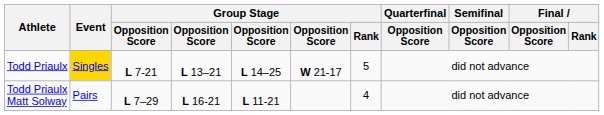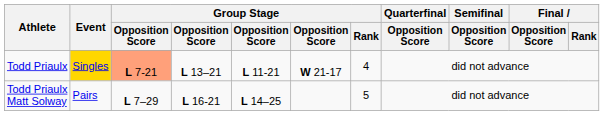(141, 72) no background -> (141, 72) lightsalmon background
(261, 72) L 14–25 -> (261, 72) L 11-21
(366, 66) 5 -> (366, 66) 4
(261, 102) L 11-21 -> (261, 102) L 14–25
(366, 96) 4 -> (366, 96) 5
